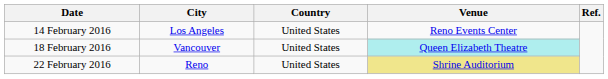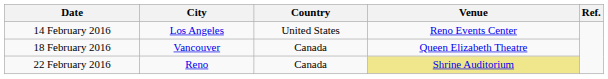(311, 47) United States -> (311, 47) Canada
(473, 47) paleturquoise background -> (473, 47) no background
(311, 64) United States -> (311, 64) Canada
